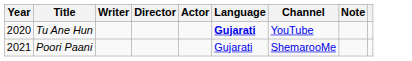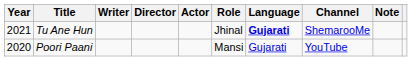+ column: (229, 13)
(19, 30) 2020 -> (19, 30) 2021
(292, 30) YouTube -> (337, 30) ShemarooMe
(19, 47) 2021 -> (19, 47) 2020
(303, 47) ShemarooMe -> (326, 47) YouTube
